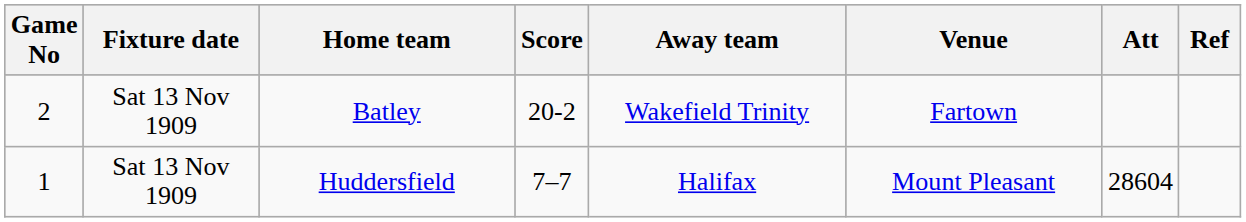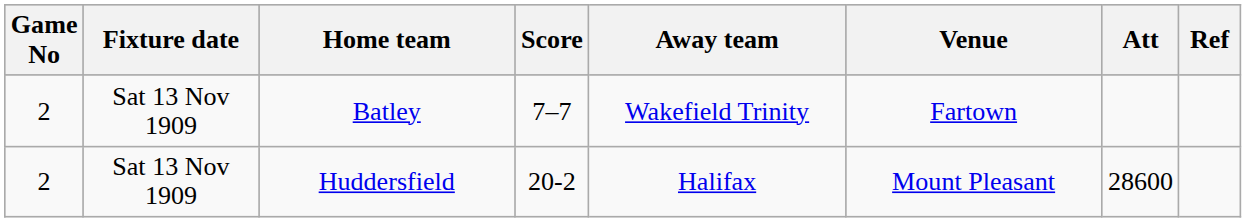(552, 110) 20-2 -> (552, 110) 7–7
(44, 181) 1 -> (44, 181) 2
(552, 181) 7–7 -> (552, 181) 20-2
(1140, 181) 28604 -> (1140, 181) 28600
